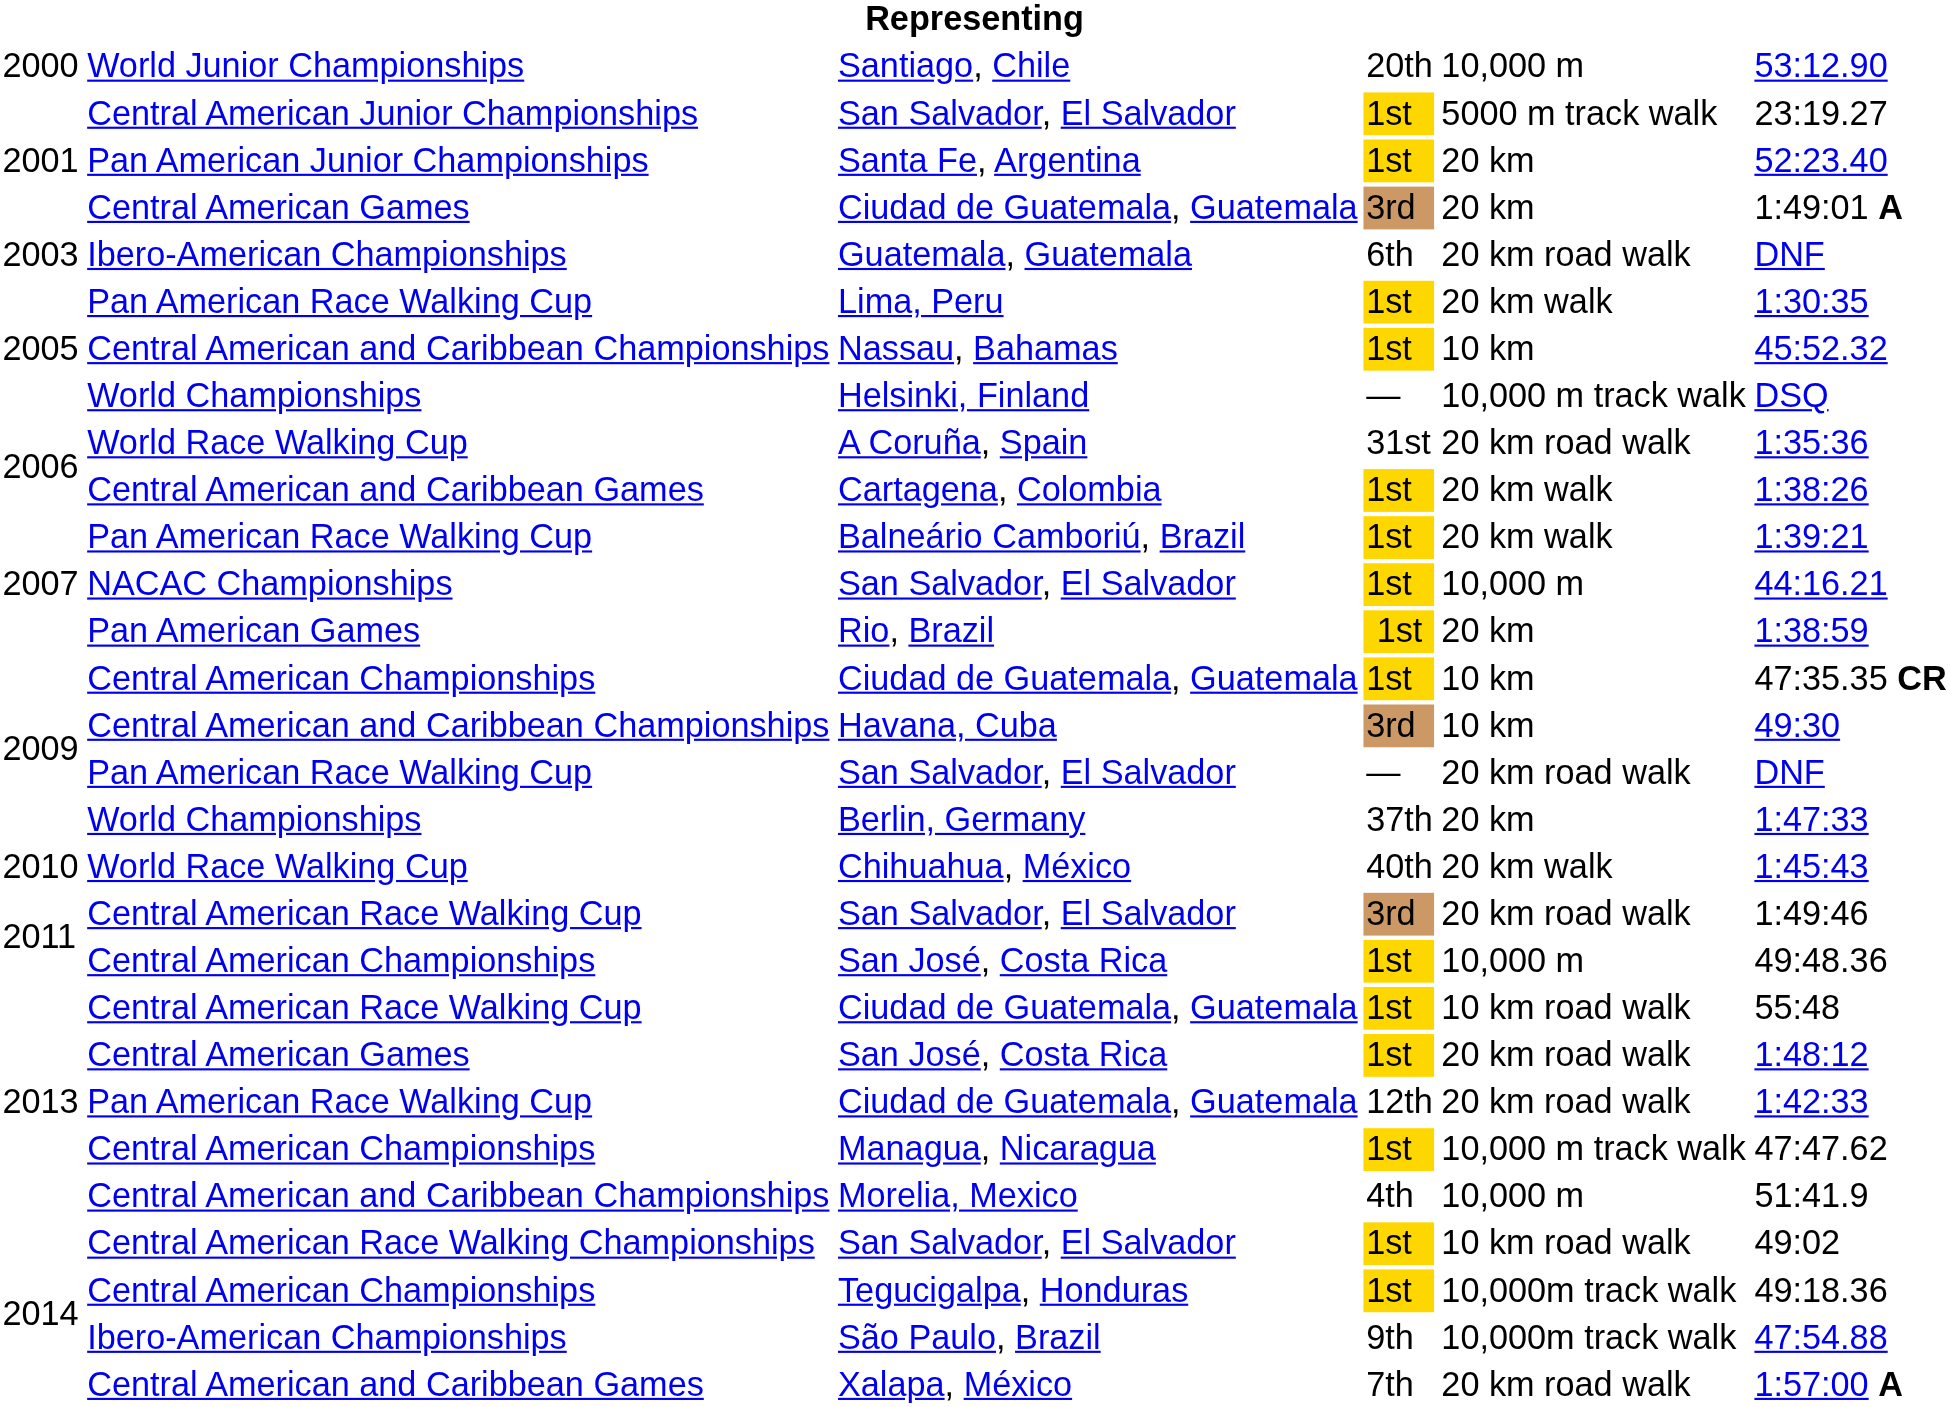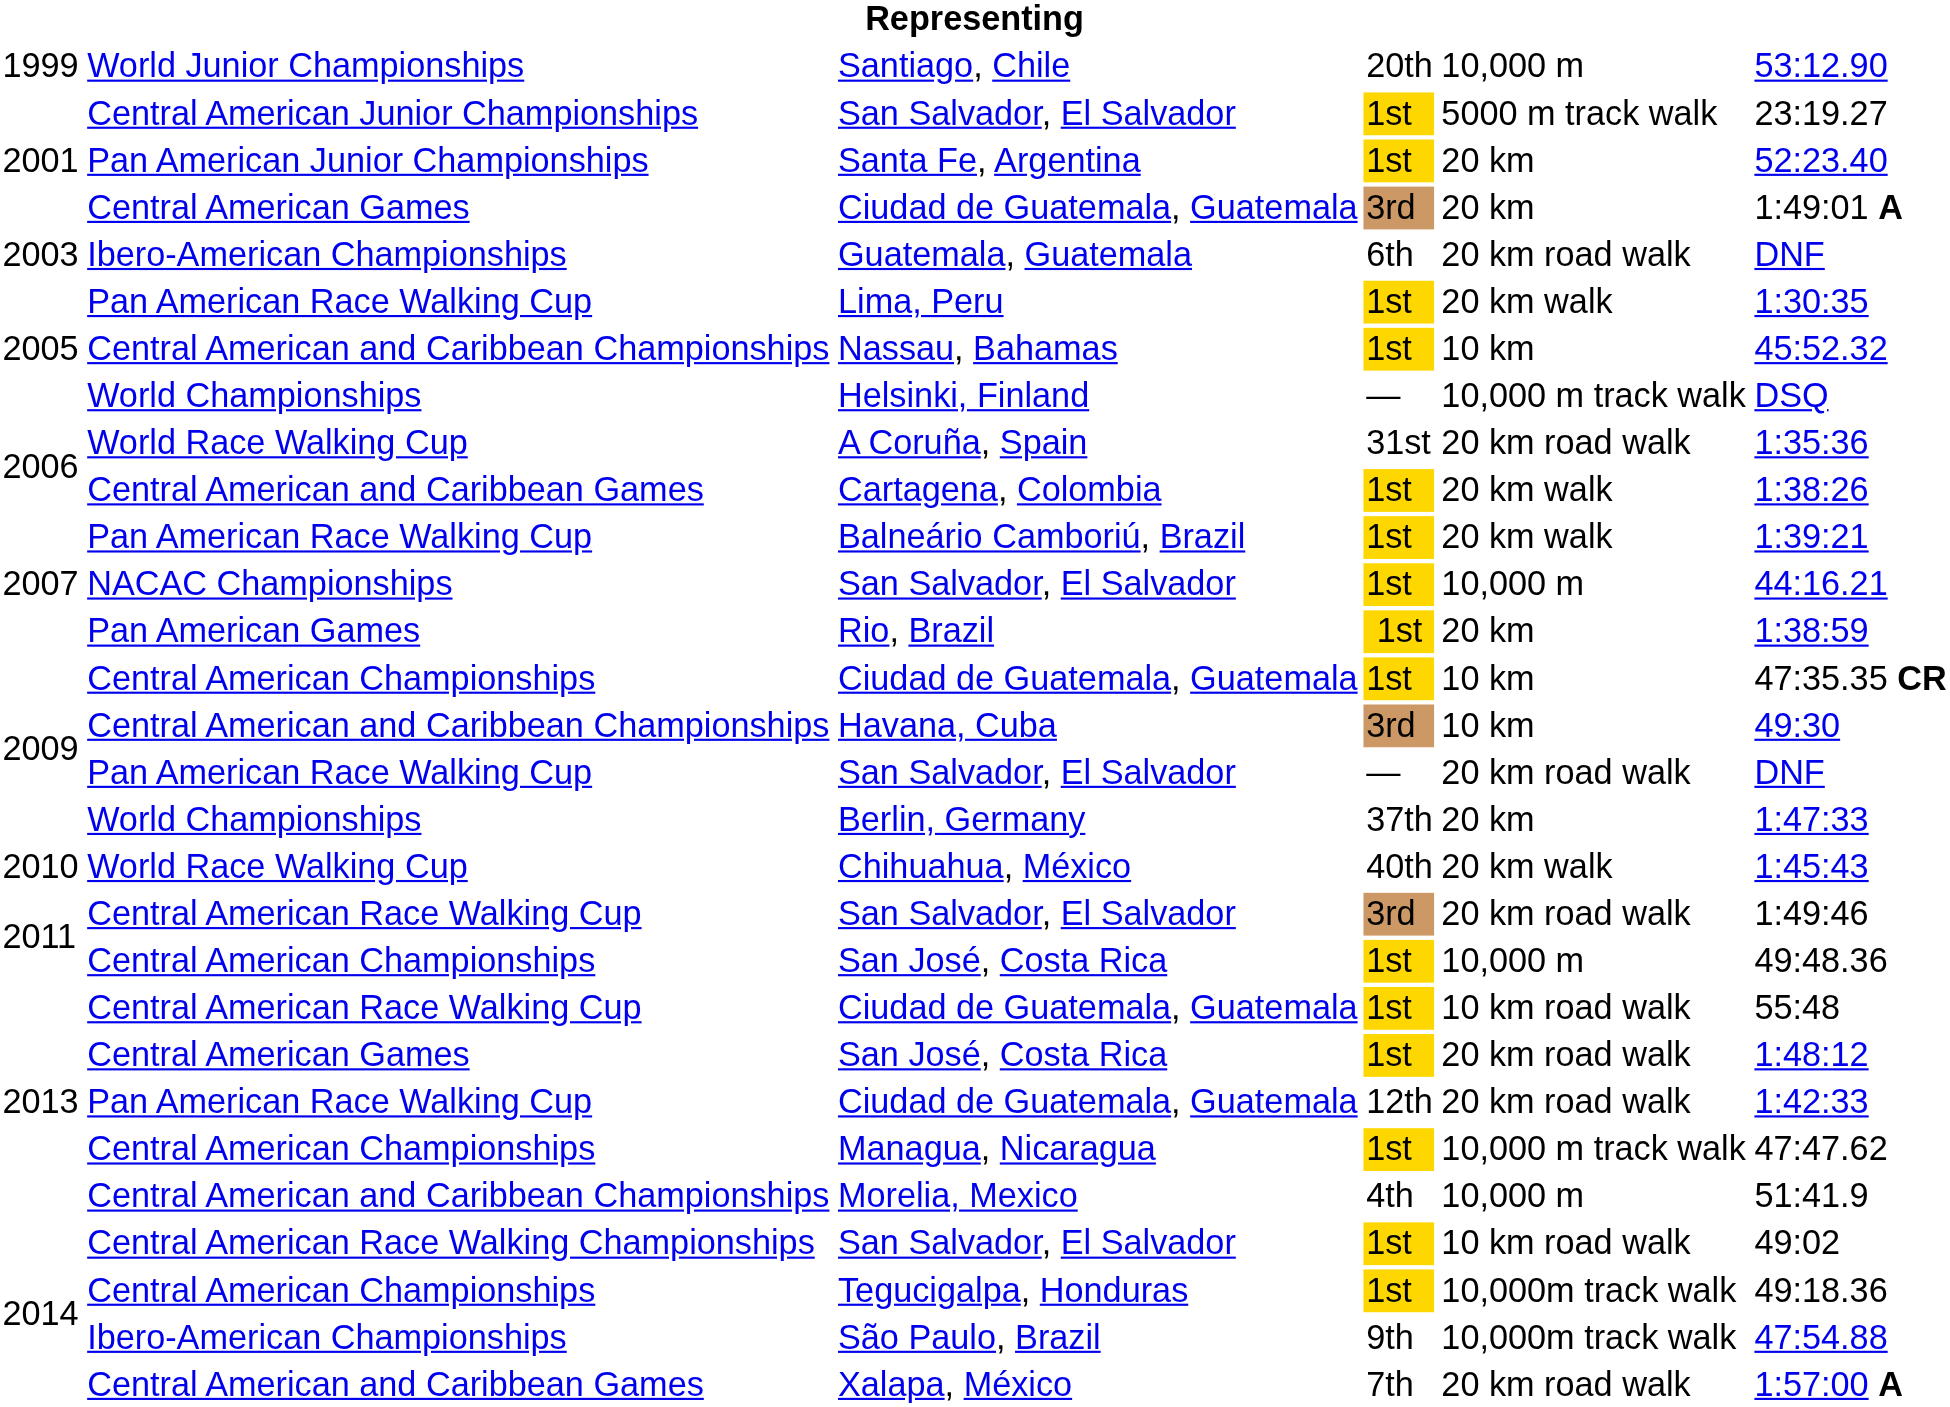(41, 66) 2000 -> (41, 66) 1999
